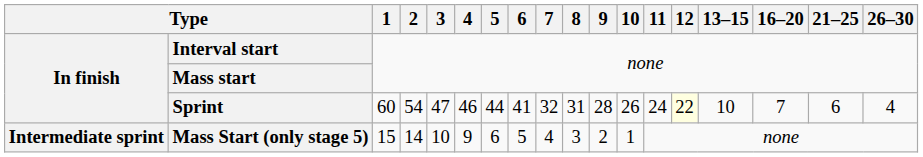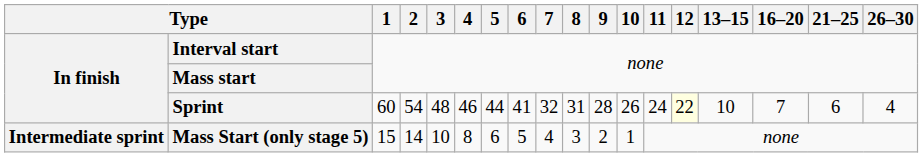(441, 107) 47 -> (441, 107) 48
(468, 136) 9 -> (468, 136) 8
